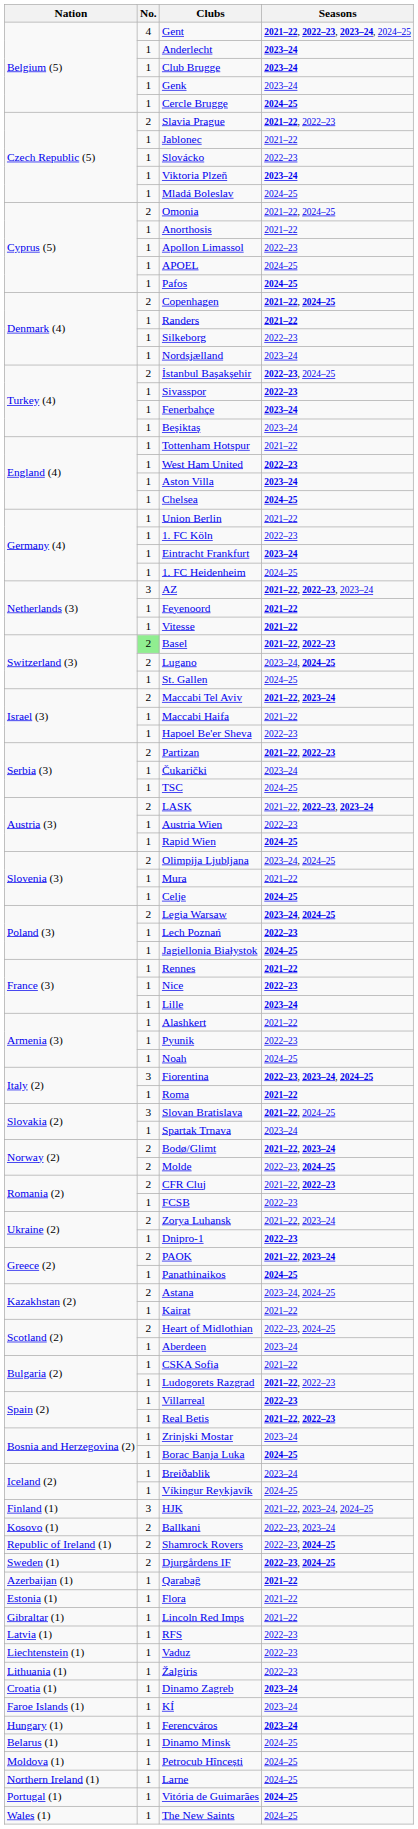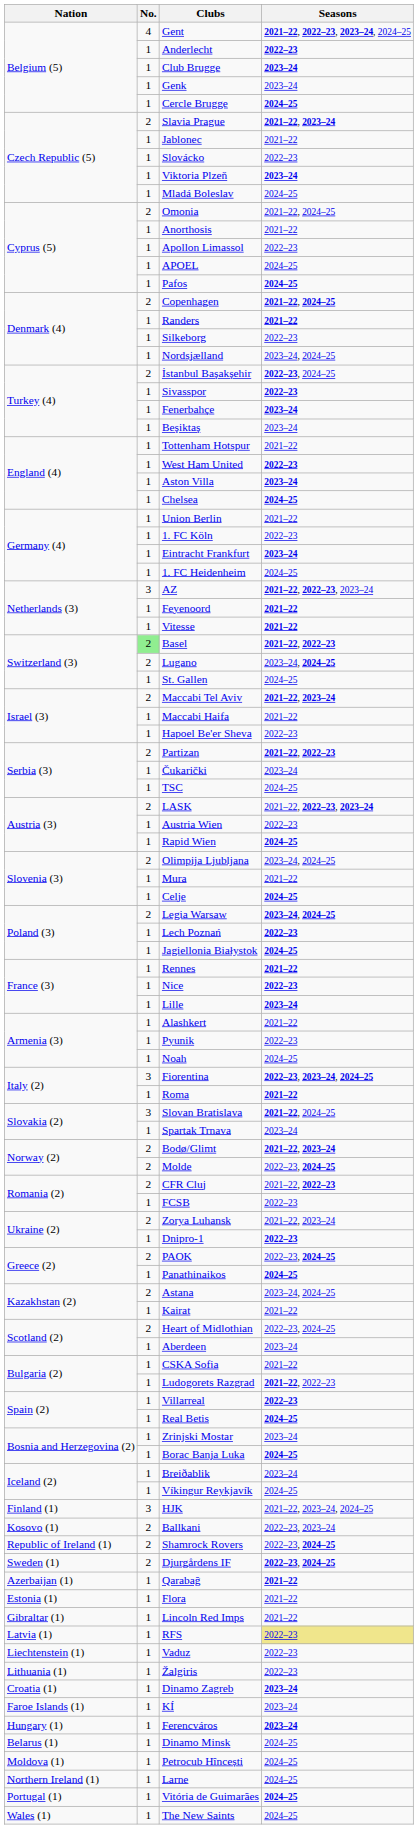(281, 50) 2023–24 -> (281, 50) 2022–23
(300, 122) 2021–22, 2022–23 -> (300, 122) 2021–22, 2023–24
(281, 356) 2023–24 -> (300, 356) 2023–24, 2024–25
(300, 1257) 2021–22, 2023–24 -> (300, 1257) 2022–23, 2024–25
(300, 1419) 2021–22, 2022–23 -> (281, 1419) 2024–25
(281, 1635) no background -> (281, 1635) khaki background
